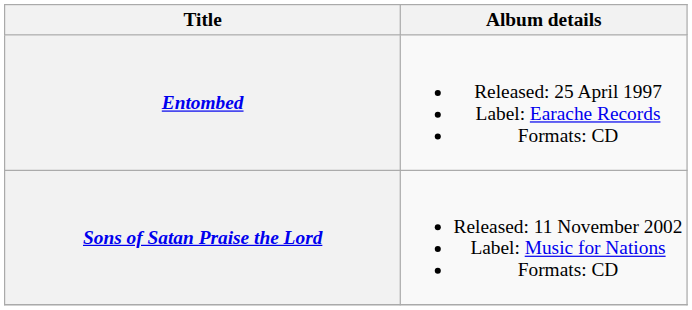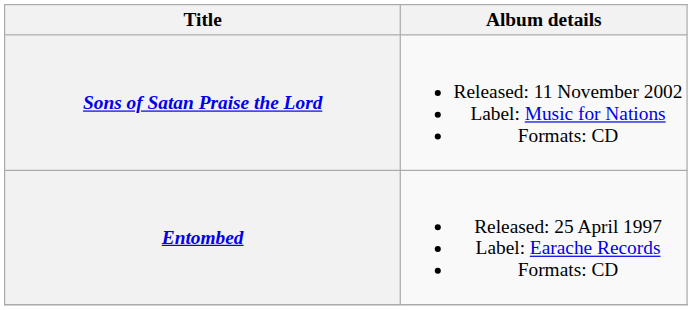rows swapped: (203, 102) <-> (203, 237)
